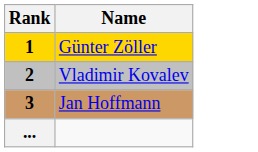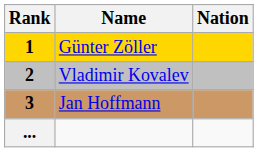+ column: (223, 18)
